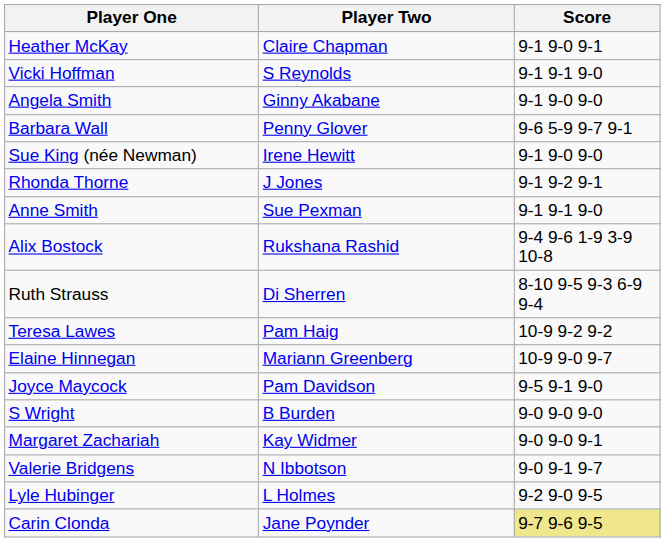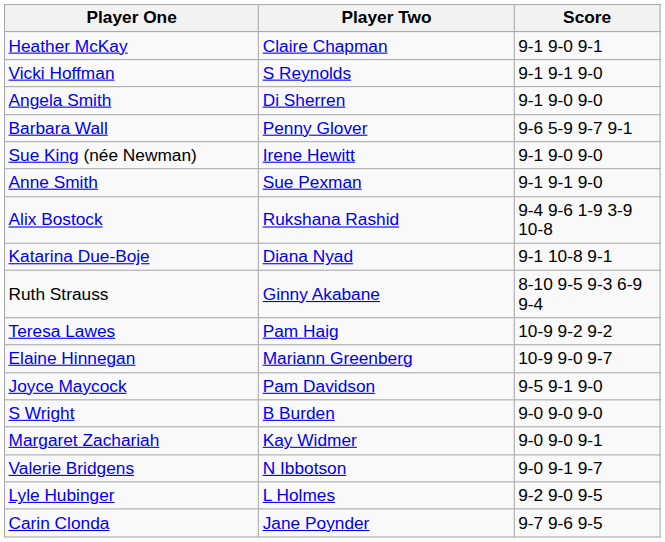(321, 100) Ginny Akabane -> (304, 100) Di Sherren
- row: (68, 182)
+ row: (79, 256)
(304, 294) Di Sherren -> (321, 294) Ginny Akabane
(560, 522) khaki background -> (560, 522) no background
